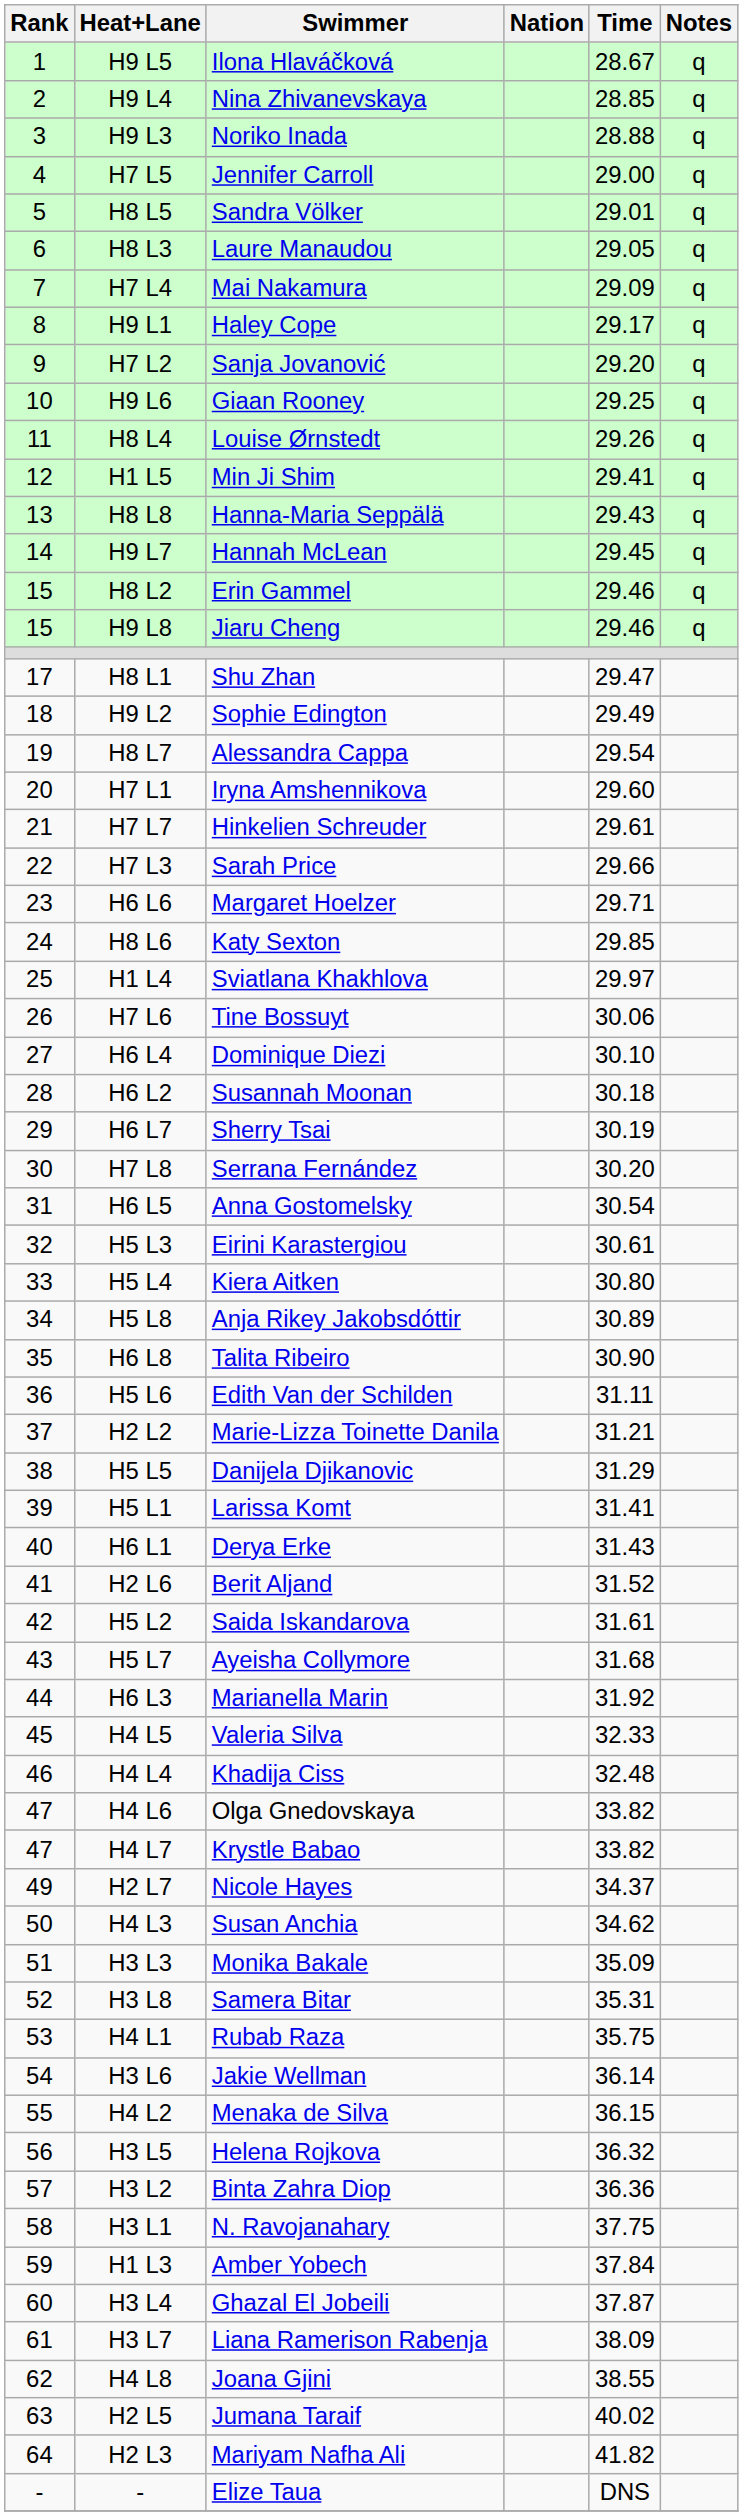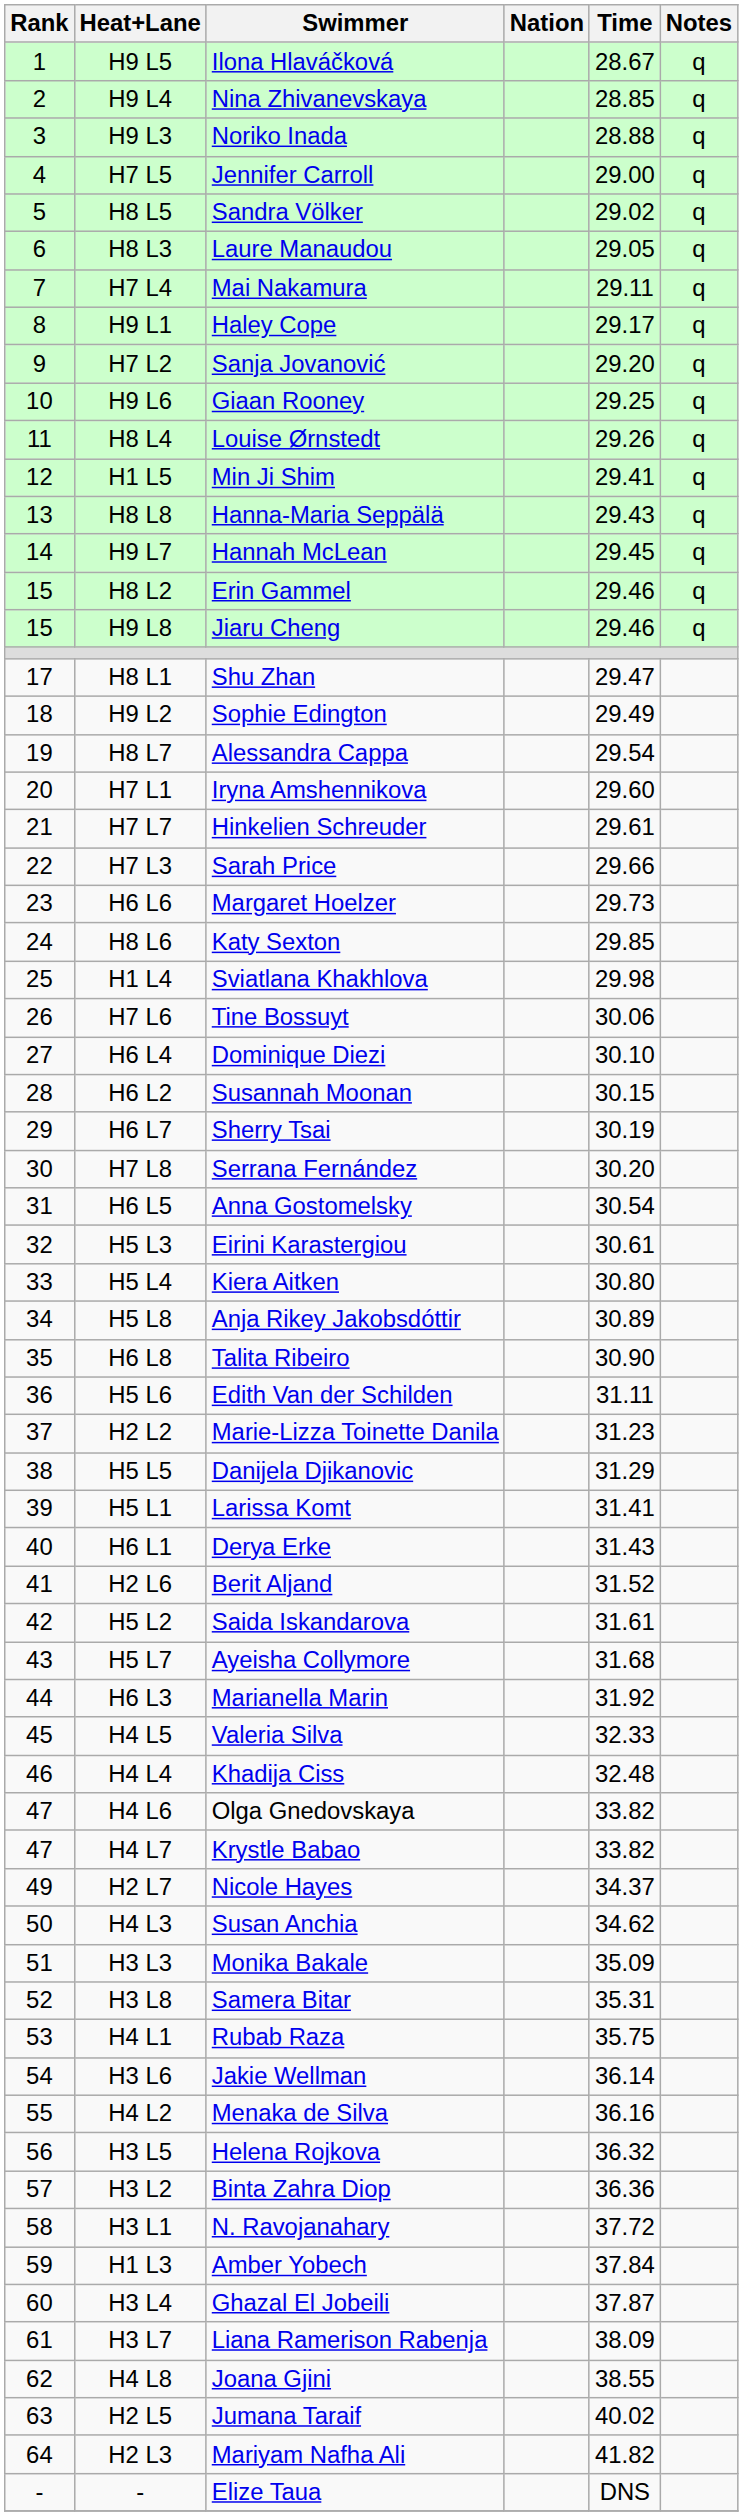(625, 212) 29.01 -> (625, 212) 29.02
(625, 288) 29.09 -> (625, 288) 29.11
(625, 903) 29.71 -> (625, 903) 29.73
(625, 979) 29.97 -> (625, 979) 29.98
(625, 1093) 30.18 -> (625, 1093) 30.15
(625, 1433) 31.21 -> (625, 1433) 31.23
(625, 2113) 36.15 -> (625, 2113) 36.16
(625, 2227) 37.75 -> (625, 2227) 37.72
